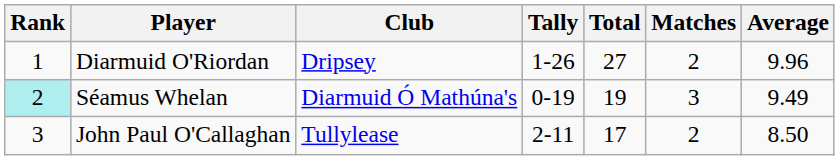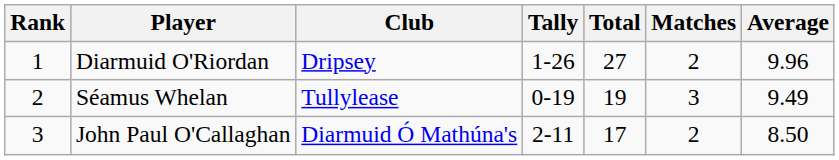(38, 97) paleturquoise background -> (38, 97) no background
(409, 97) Diarmuid Ó Mathúna's -> (350, 97) Tullylease
(350, 135) Tullylease -> (409, 135) Diarmuid Ó Mathúna's
